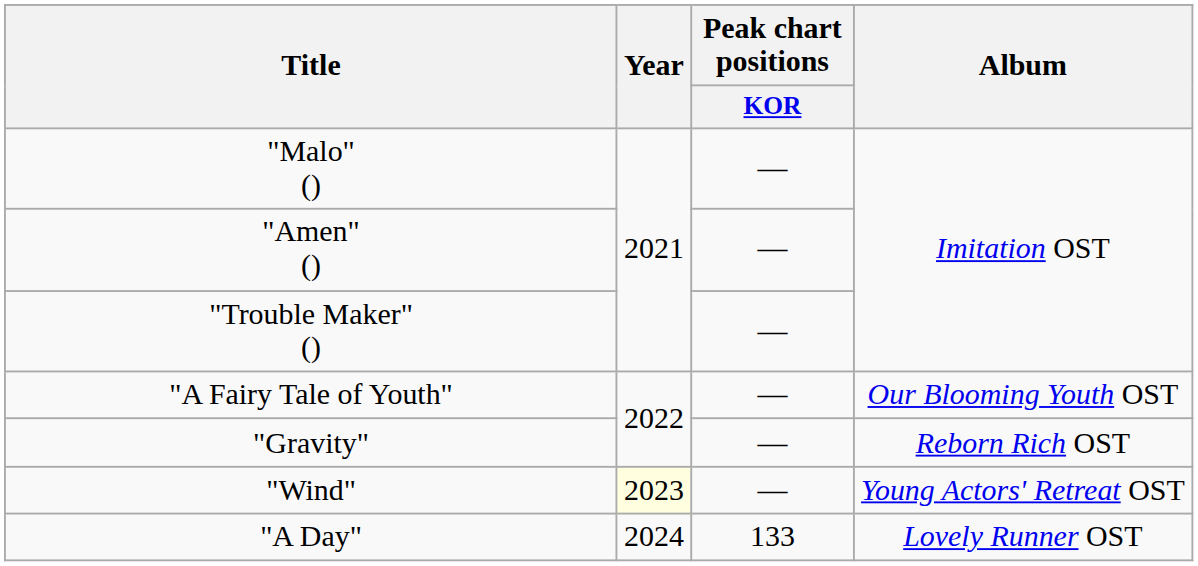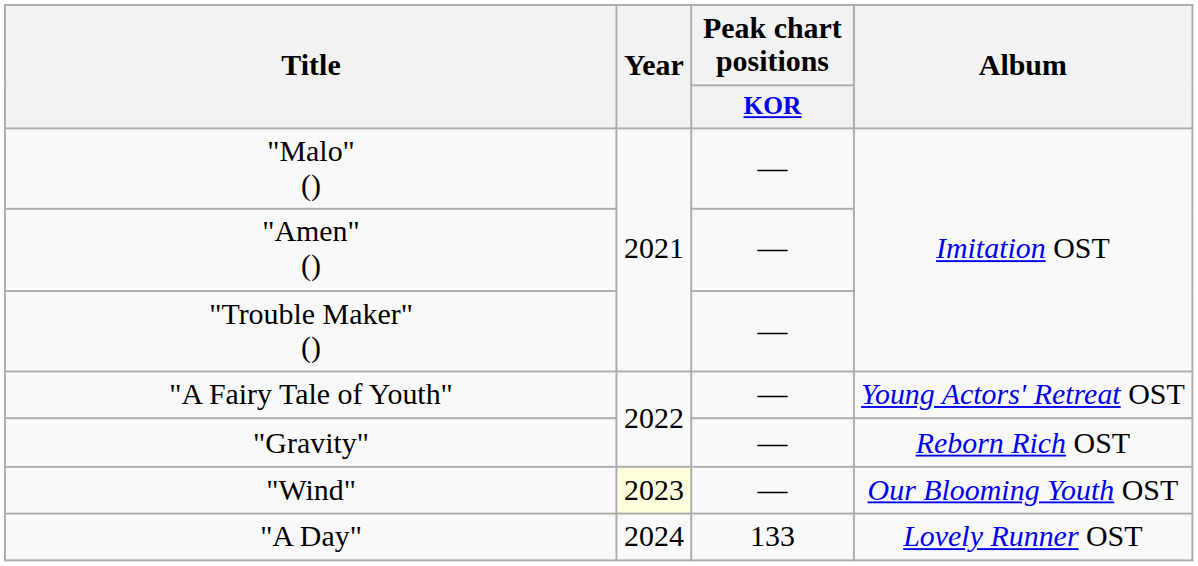(1023, 394) Our Blooming Youth OST -> (1023, 394) Young Actors' Retreat OST
(1023, 489) Young Actors' Retreat OST -> (1023, 489) Our Blooming Youth OST
